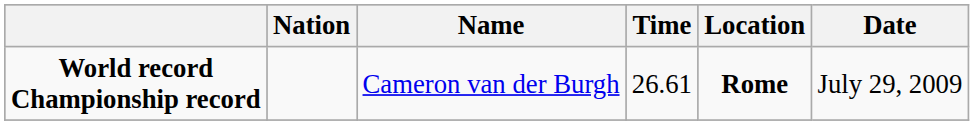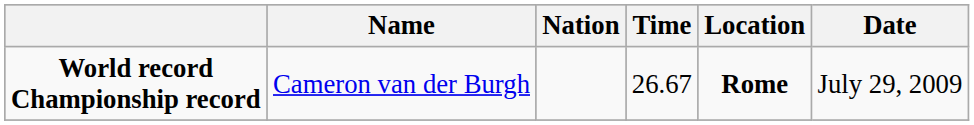columns swapped: (491, 25) <-> (312, 25)
(662, 83) 26.61 -> (662, 83) 26.67
